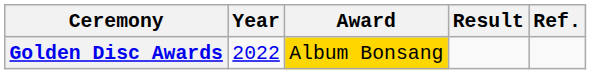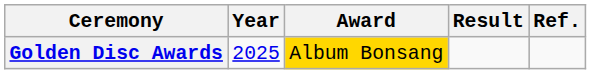(256, 53) 2022 -> (256, 53) 2025
